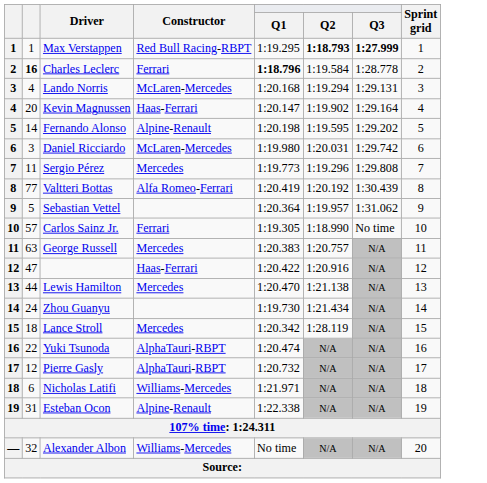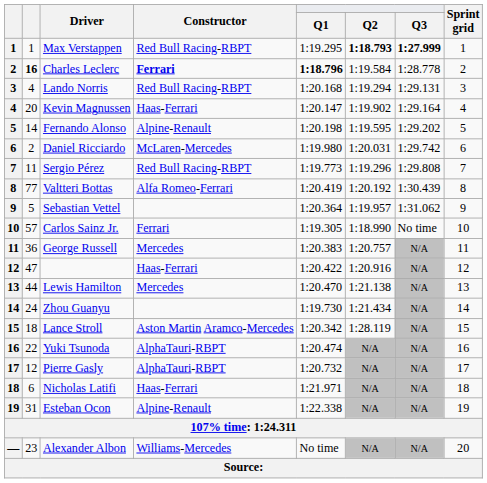(153, 68) normal -> (156, 68) bold
(184, 88) McLaren-Mercedes -> (194, 88) Red Bull Racing-RBPT
(31, 148) 3 -> (31, 148) 2
(160, 168) Mercedes -> (194, 168) Red Bull Racing-RBPT
(31, 247) 63 -> (31, 247) 36
(160, 327) Mercedes -> (215, 327) Aston Martin Aramco-Mercedes
(184, 387) Williams-Mercedes -> (167, 387) Haas-Ferrari
(31, 447) 32 -> (31, 447) 23
